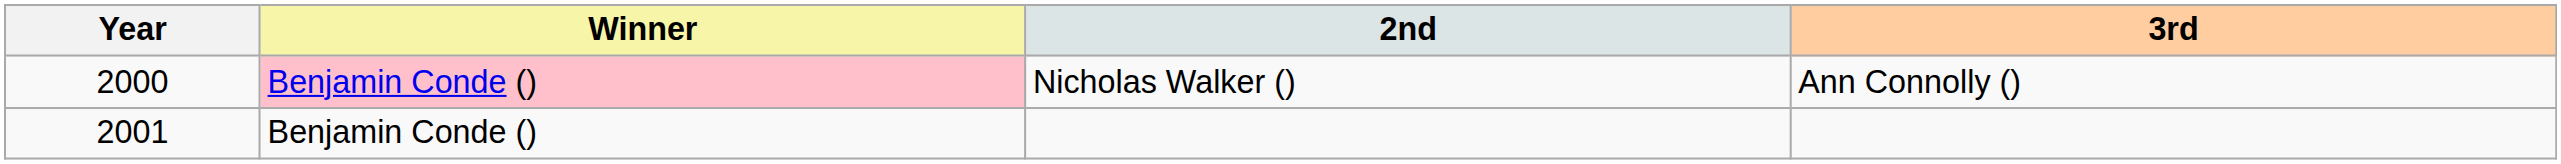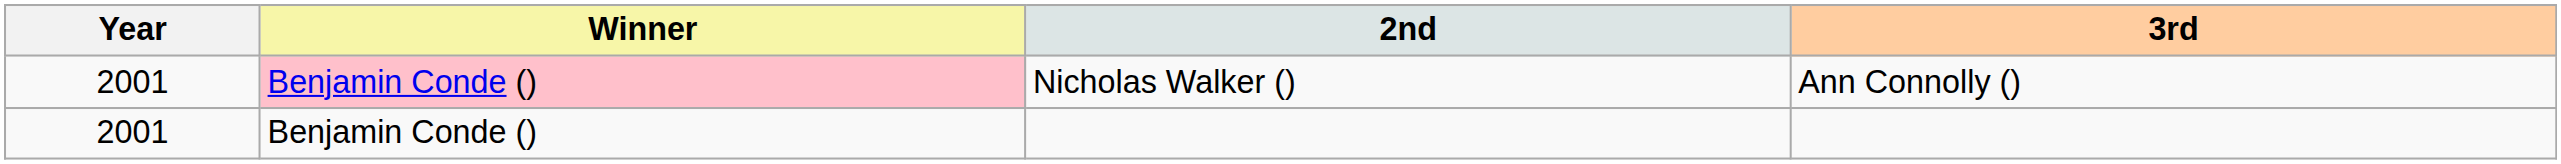(133, 81) 2000 -> (133, 81) 2001
